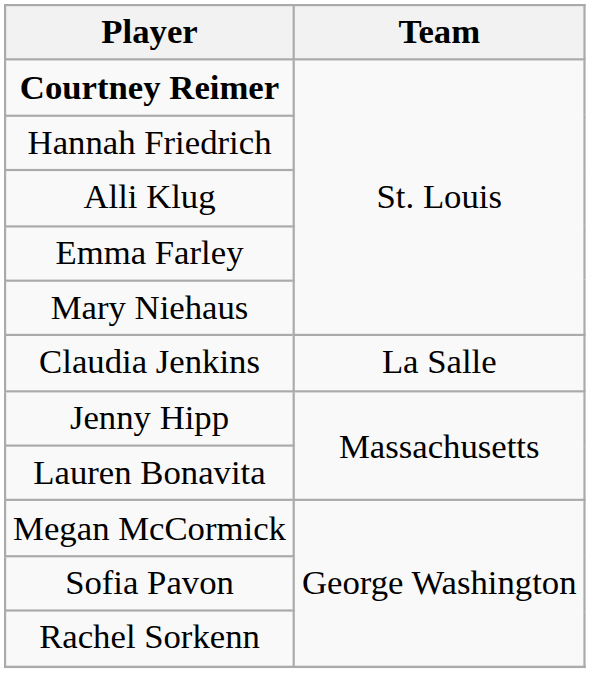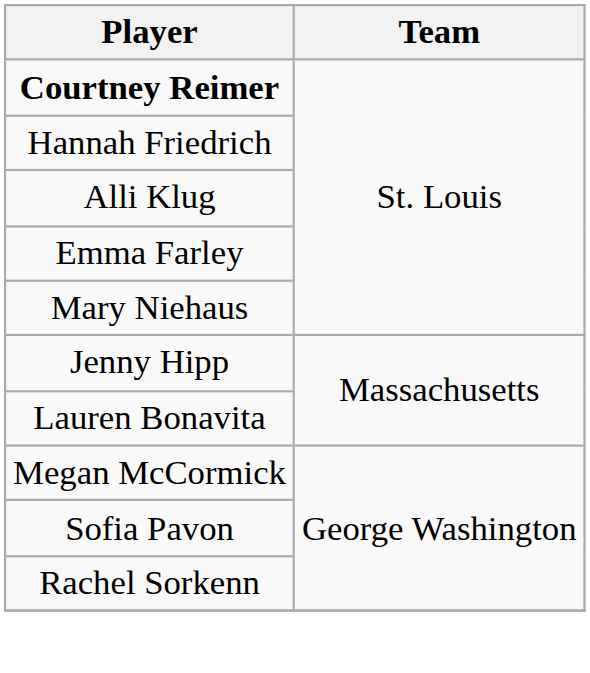- row: (150, 362)
